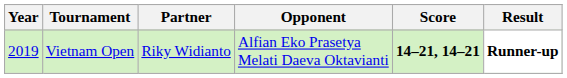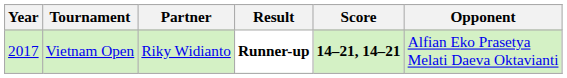columns swapped: (313, 17) <-> (523, 17)
(23, 51) 2019 -> (23, 51) 2017
